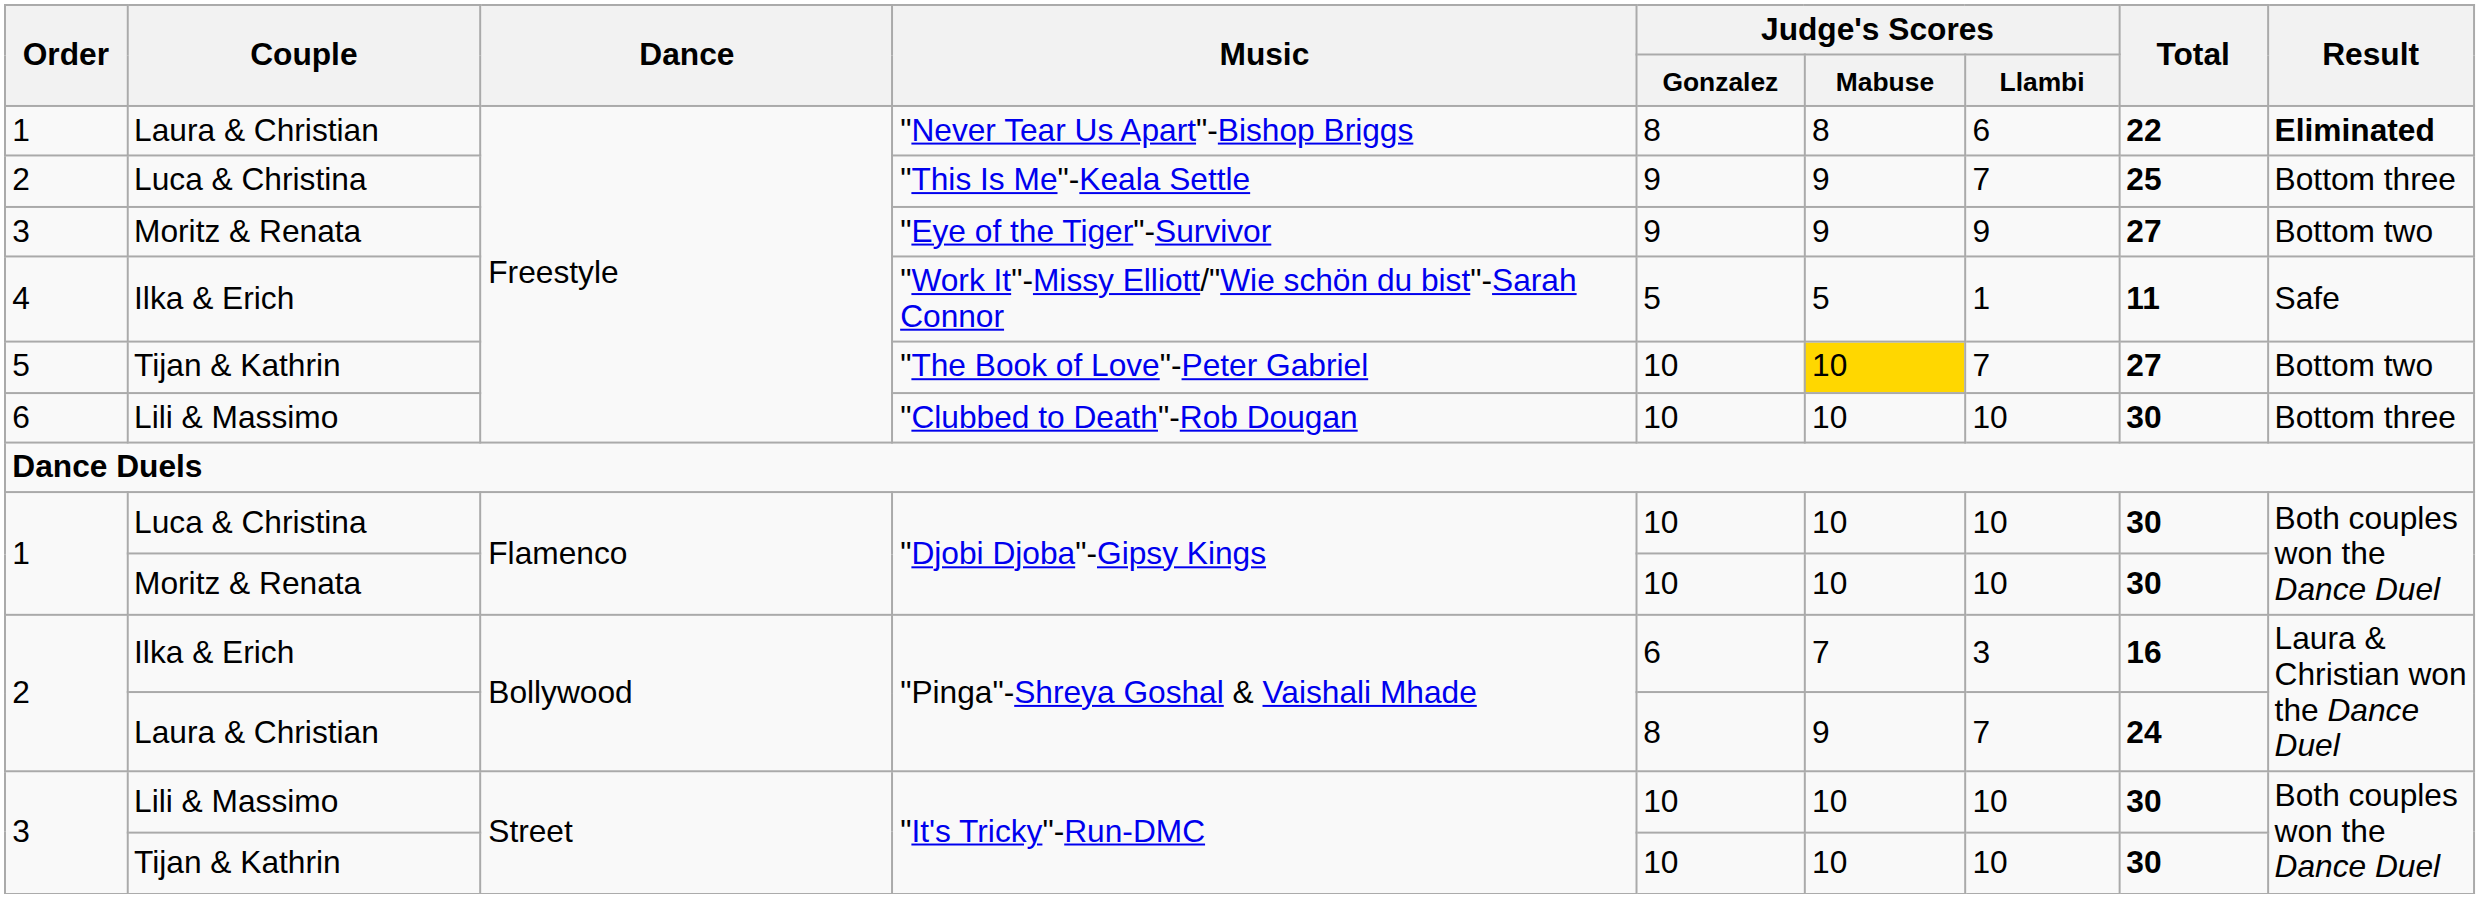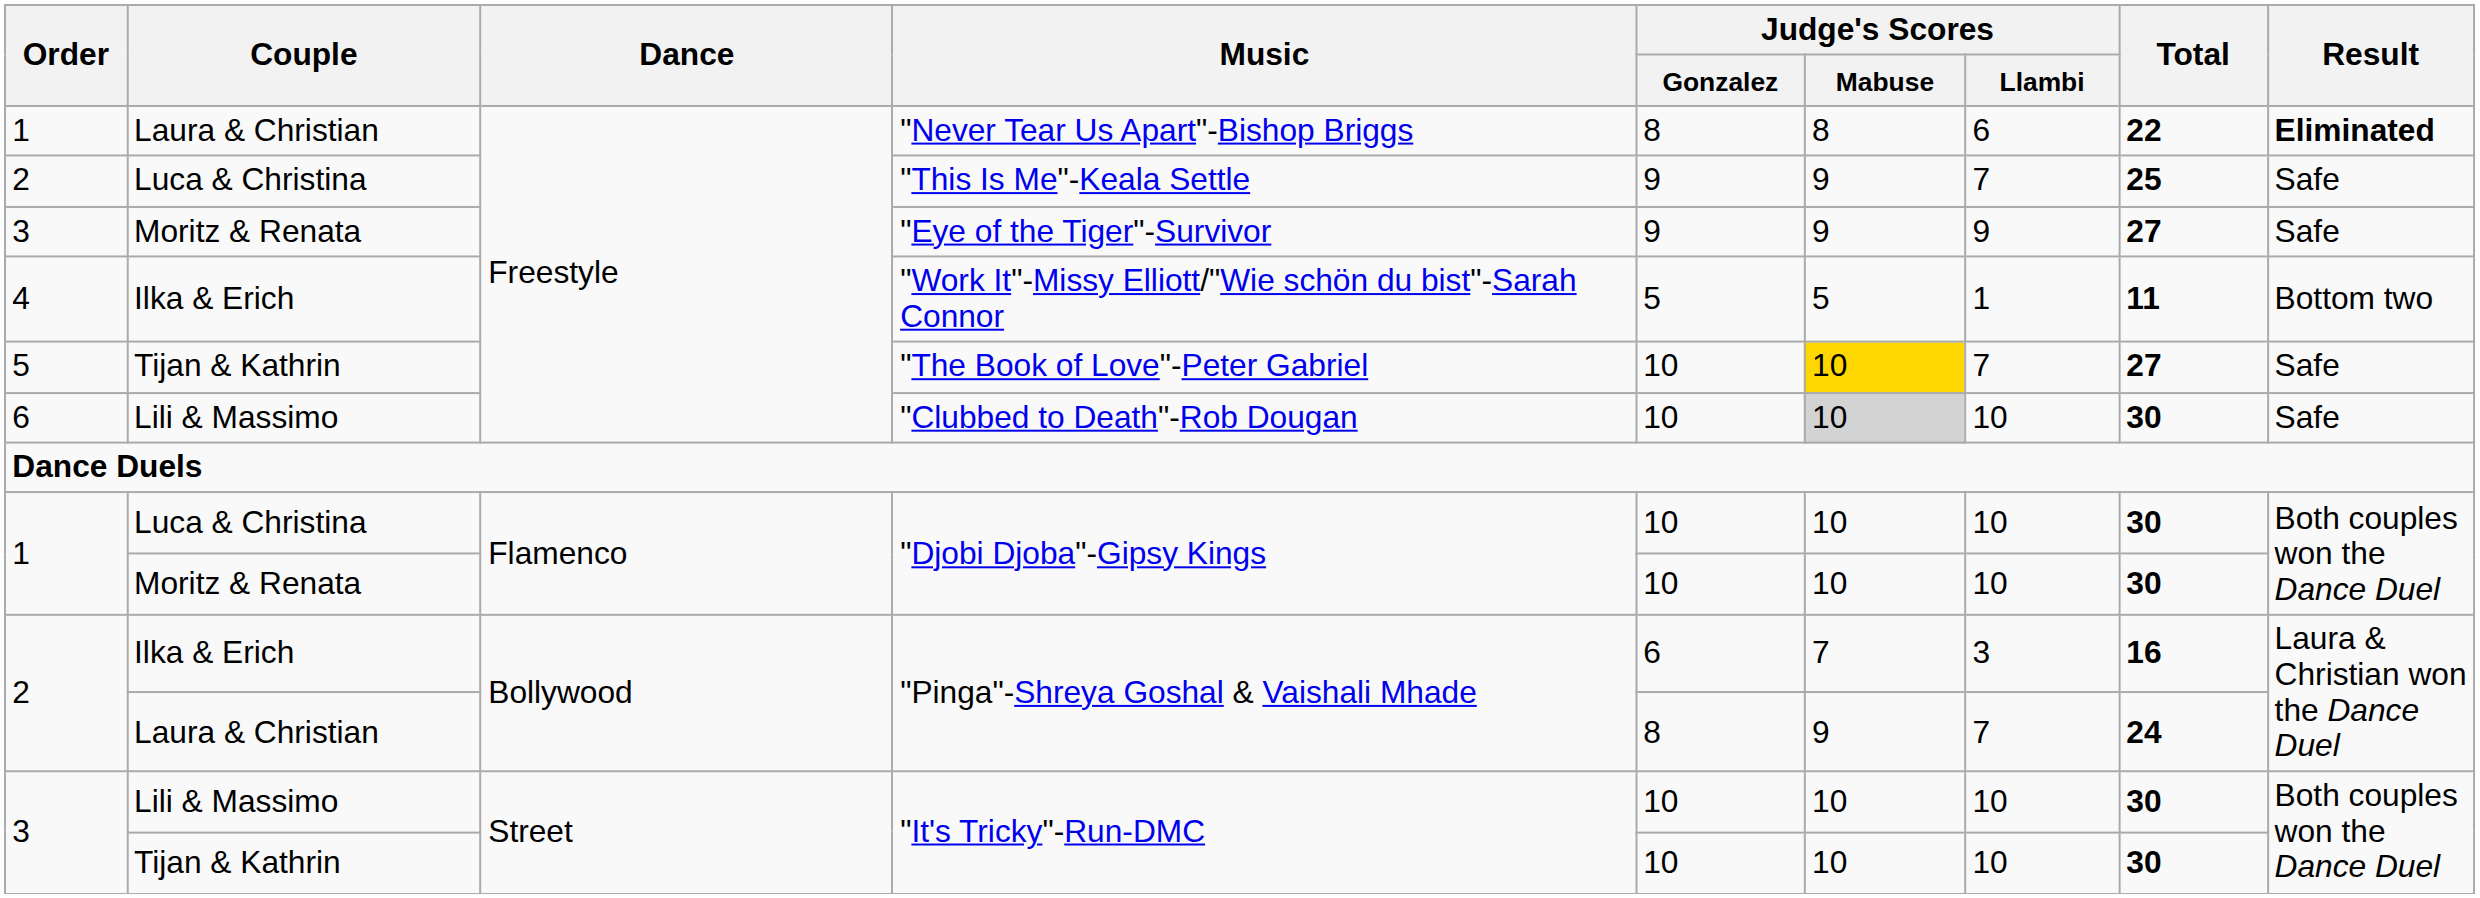(2365, 180) Bottom three -> (2307, 180) Safe
(2354, 230) Bottom two -> (2307, 230) Safe
(2307, 298) Safe -> (2354, 298) Bottom two
(2354, 366) Bottom two -> (2307, 366) Safe
(1830, 416) no background -> (1830, 416) lightgrey background
(2365, 416) Bottom three -> (2307, 416) Safe
